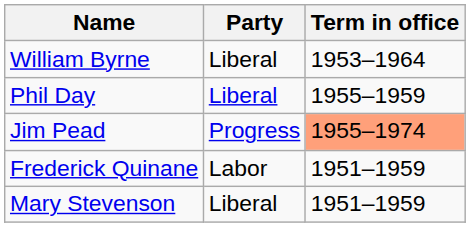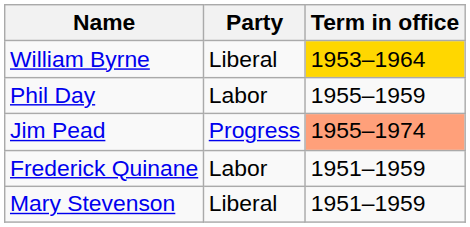(368, 58) no background -> (368, 58) gold background
(243, 95) Liberal -> (238, 95) Labor
